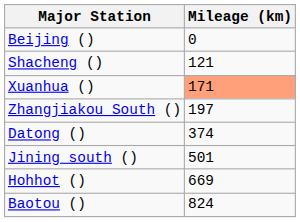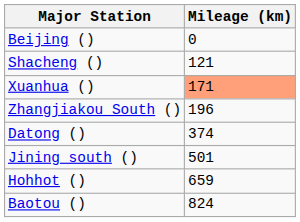(201, 110) 197 -> (201, 110) 196
(201, 181) 669 -> (201, 181) 659
